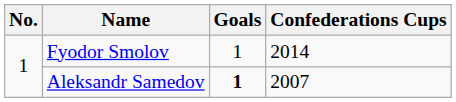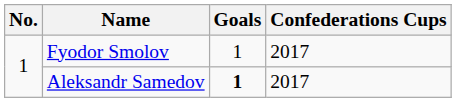(290, 50) 2014 -> (290, 50) 2017
(290, 81) 2007 -> (290, 81) 2017
